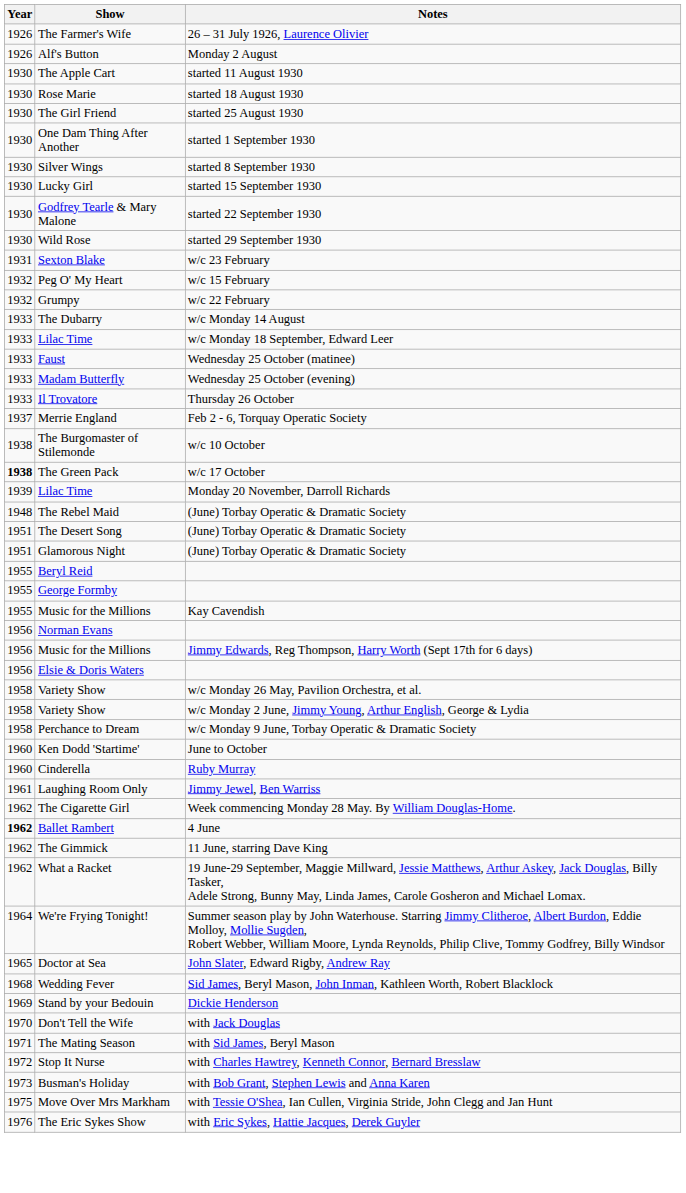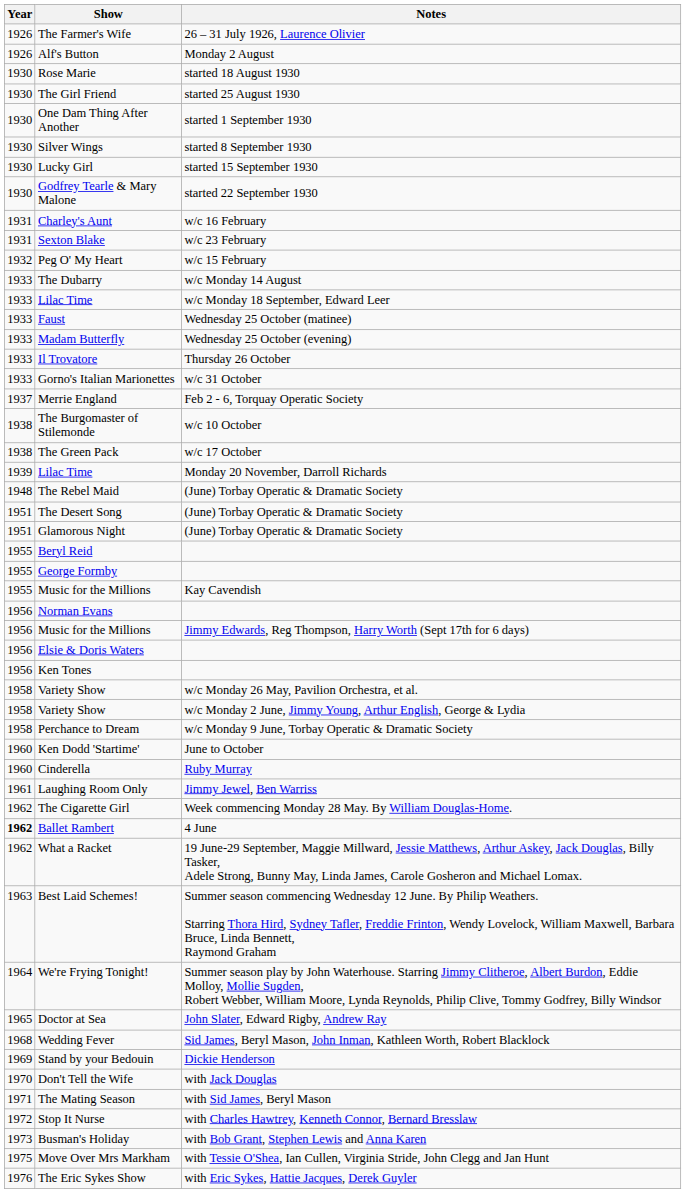- row: (76, 73)
- row: (64, 240)
+ row: (75, 220)
- row: (59, 299)
+ row: (106, 378)
(20, 472) bold -> (20, 452) normal
+ row: (65, 670)
- row: (73, 848)
+ row: (88, 896)
